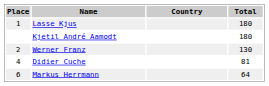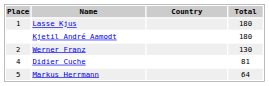(18, 74) 6 -> (18, 74) 5
